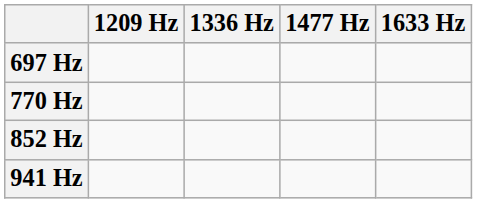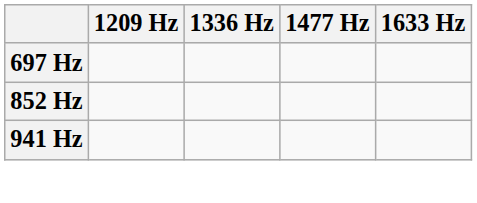- row: (47, 100)
